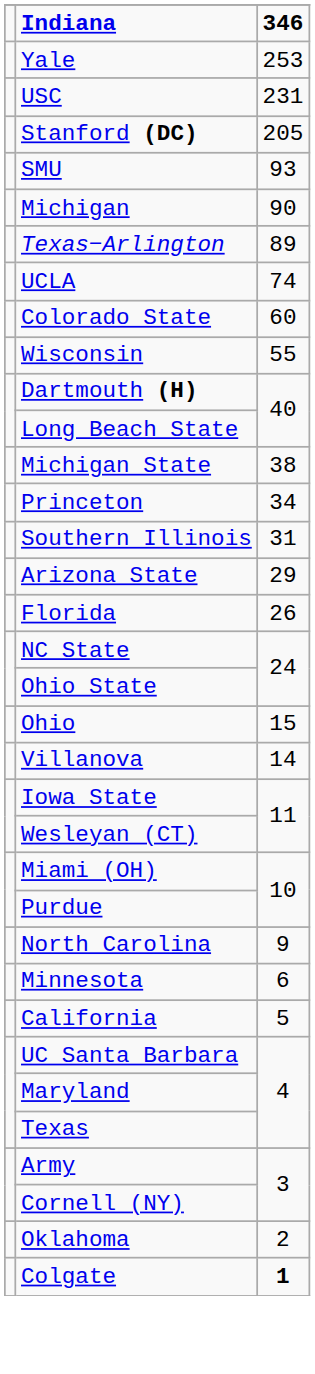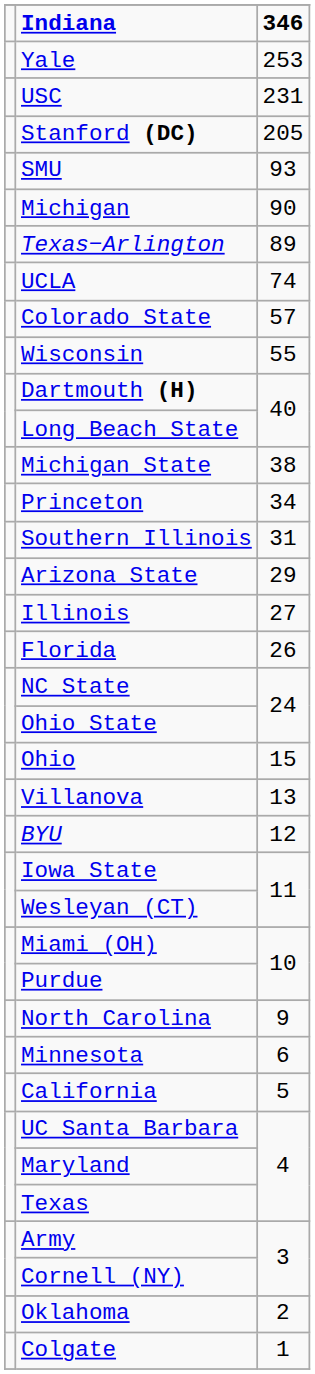(283, 318) 60 -> (283, 318) 57
+ row: (75, 613)
(283, 761) 14 -> (283, 797) 13
+ row: (41, 834)
(283, 1277) bold -> (283, 1350) normal
